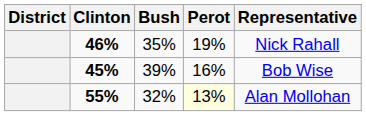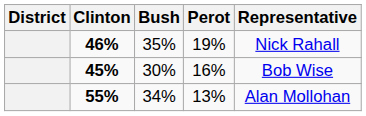(159, 70) 39% -> (159, 70) 30%
(159, 96) 32% -> (159, 96) 34%
(209, 96) lightyellow background -> (209, 96) no background
